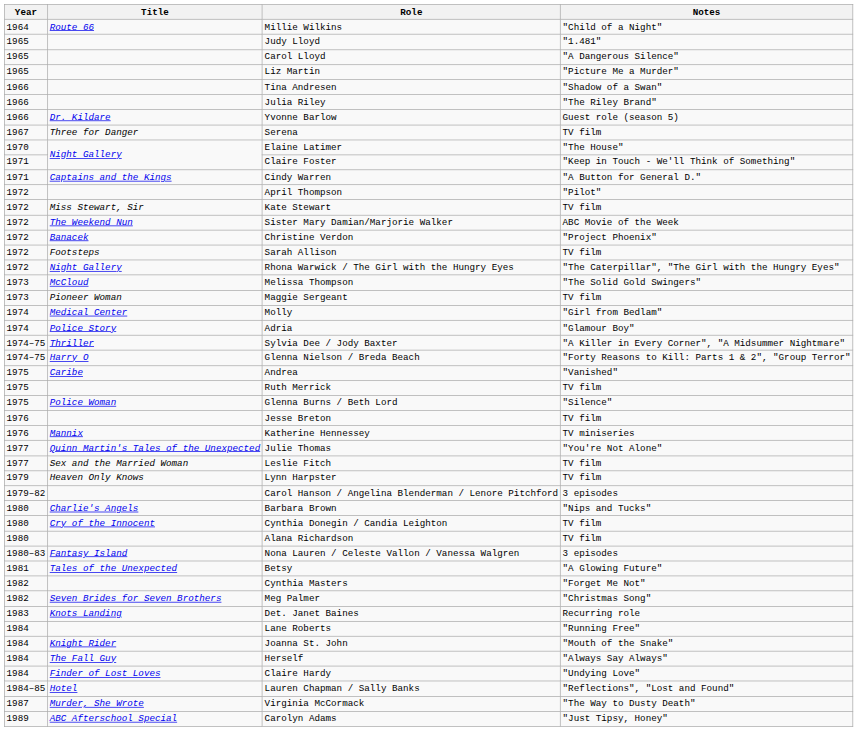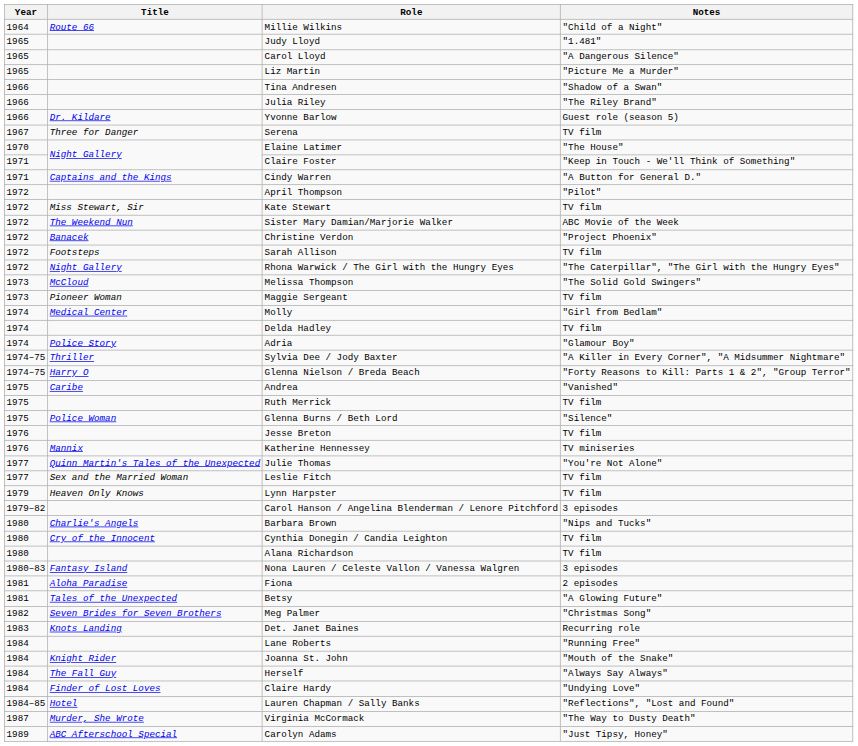+ row: (298, 328)
+ row: (278, 584)
- row: (306, 584)
